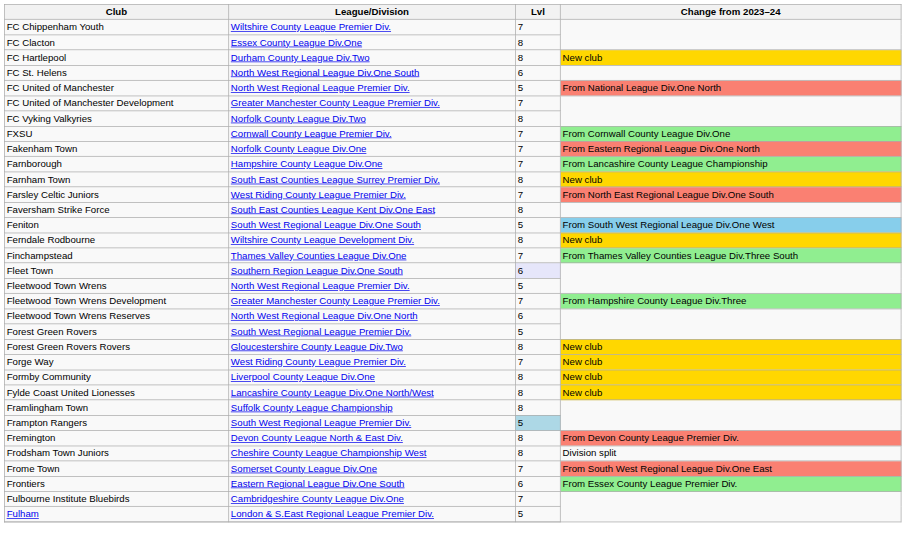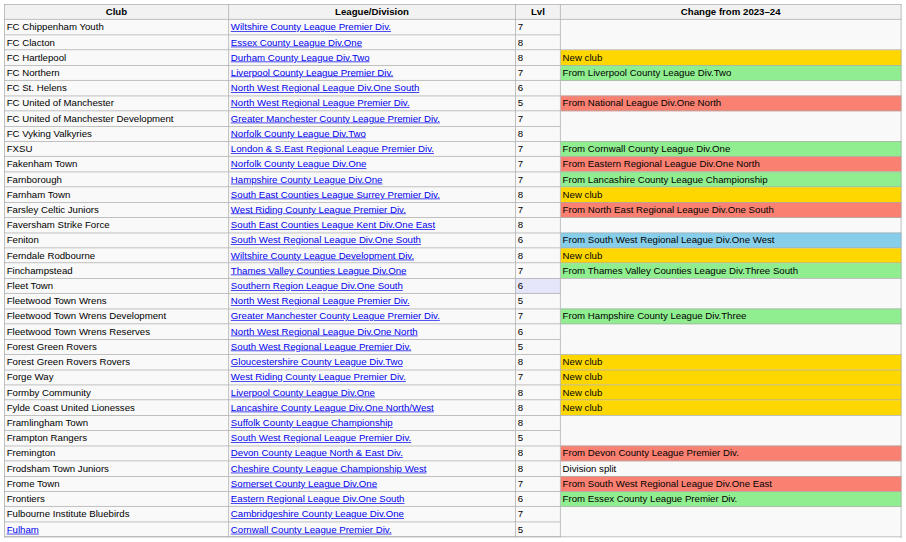+ row: (33, 72)
(311, 133) Cornwall County League Premier Div. -> (332, 149) London & S.East Regional League Premier Div.
(520, 225) 5 -> (520, 240) 6
(520, 423) lightblue background -> (520, 438) no background
(332, 514) London & S.East Regional League Premier Div. -> (311, 529) Cornwall County League Premier Div.
